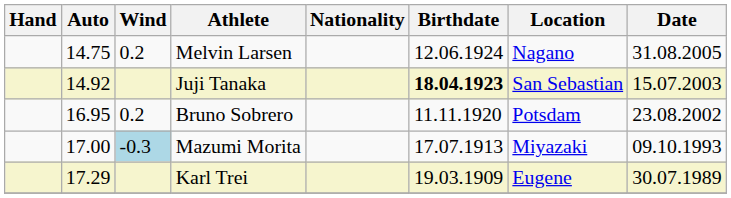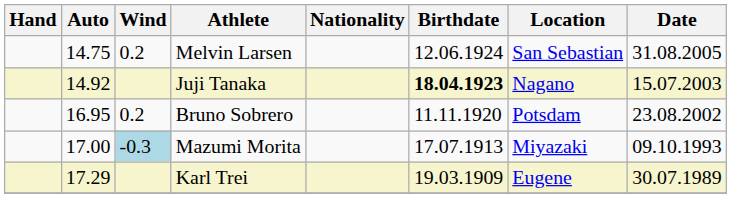(543, 51) Nagano -> (568, 51) San Sebastian
(568, 83) San Sebastian -> (543, 83) Nagano
